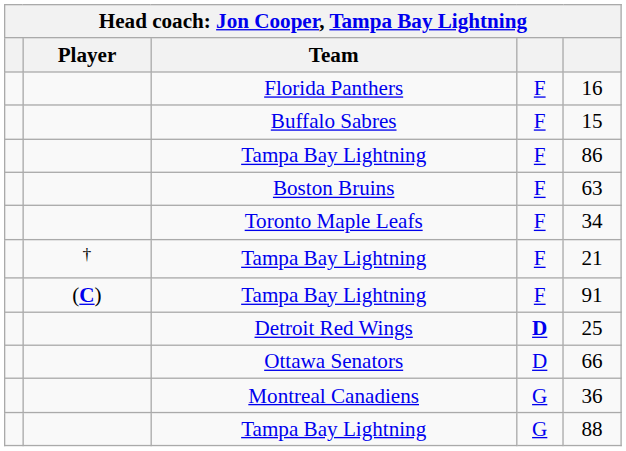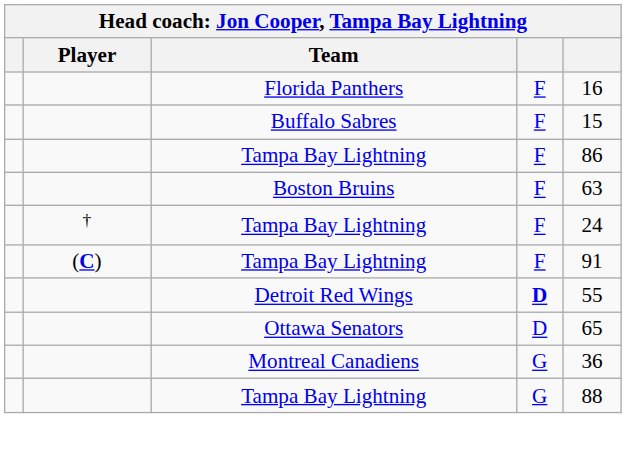- row: (87, 222)
(592, 258) 21 -> (592, 225) 24
(592, 328) 25 -> (592, 294) 55
(592, 361) 66 -> (592, 328) 65
